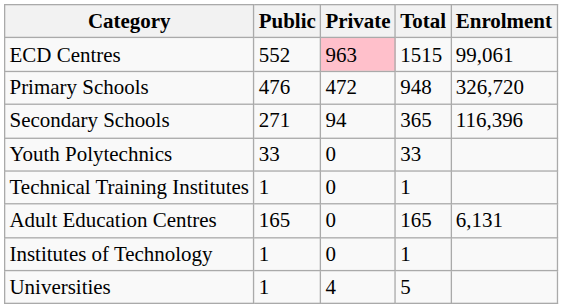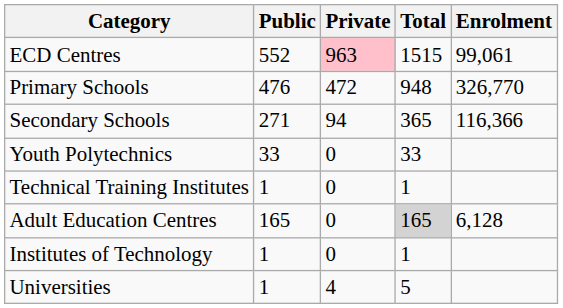(490, 87) 326,720 -> (490, 87) 326,770
(489, 120) 116,396 -> (489, 120) 116,366
(416, 220) no background -> (416, 220) lightgrey background
(479, 220) 6,131 -> (479, 220) 6,128
